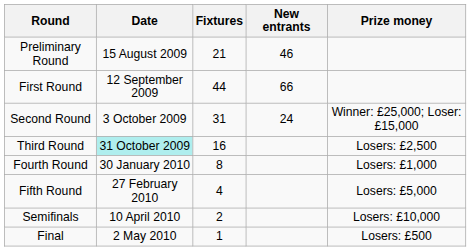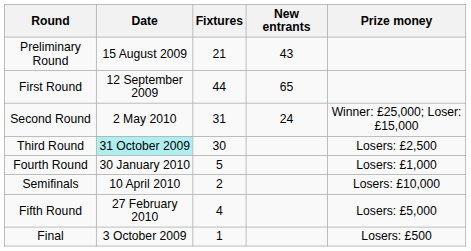(287, 53) 46 -> (287, 53) 43
(287, 86) 66 -> (287, 86) 65
(145, 119) 3 October 2009 -> (145, 119) 2 May 2010
(219, 146) 16 -> (219, 146) 30
(219, 165) 8 -> (219, 165) 5
rows swapped: (50, 191) <-> (50, 217)
(145, 236) 2 May 2010 -> (145, 236) 3 October 2009
